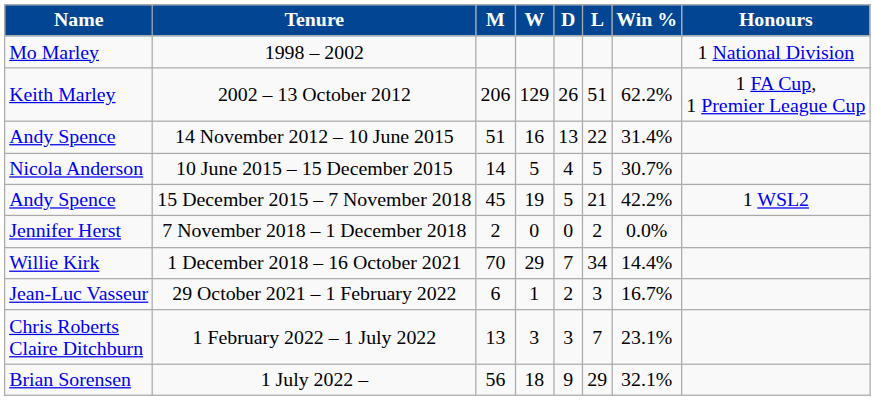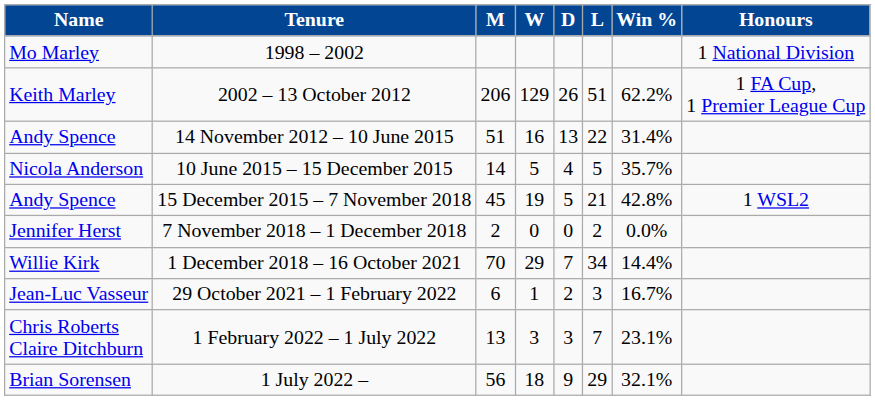(647, 168) 30.7% -> (647, 168) 35.7%
(647, 199) 42.2% -> (647, 199) 42.8%
